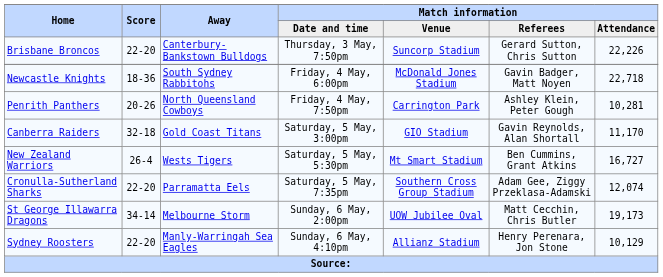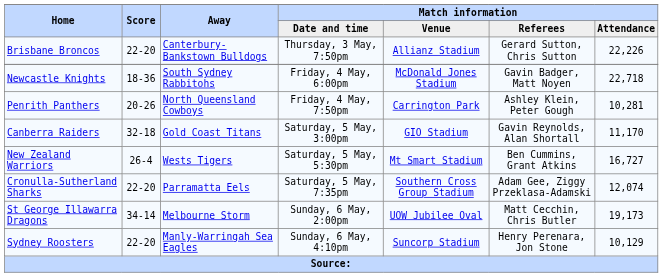(436, 51) Suncorp Stadium -> (436, 51) Allianz Stadium
(436, 242) Allianz Stadium -> (436, 242) Suncorp Stadium
